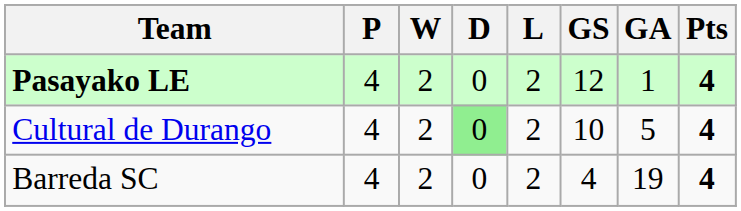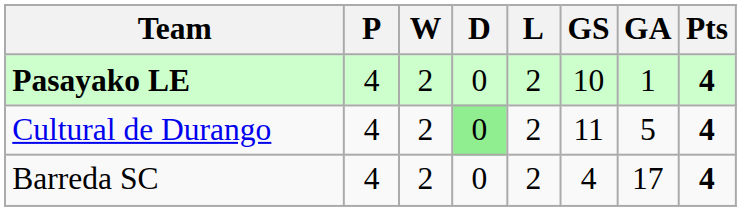(589, 79) 12 -> (589, 79) 10
(589, 129) 10 -> (589, 129) 11
(648, 179) 19 -> (648, 179) 17
